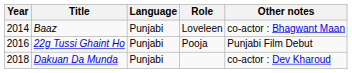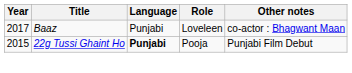(18, 28) 2014 -> (18, 28) 2017
(18, 44) 2016 -> (18, 44) 2015
(146, 44) normal -> (148, 44) bold
- row: (76, 60)
